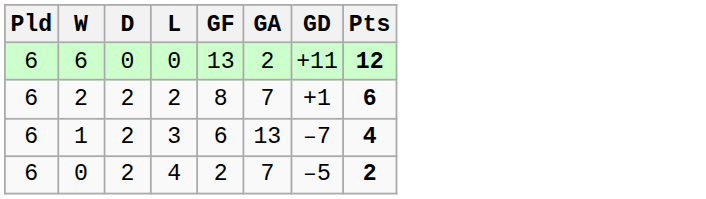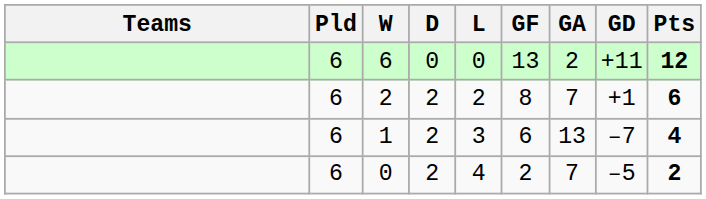+ column: (157, 24)
